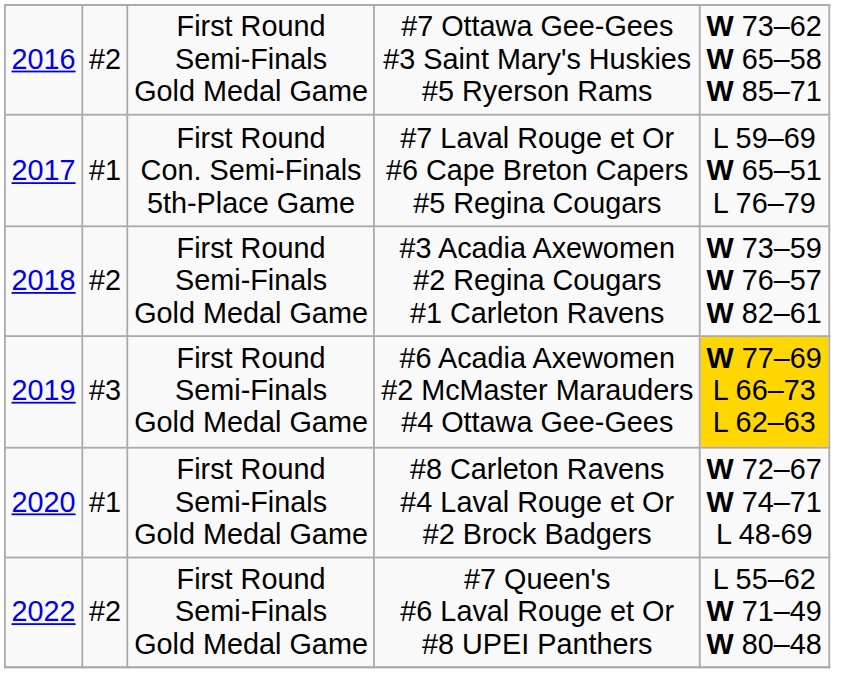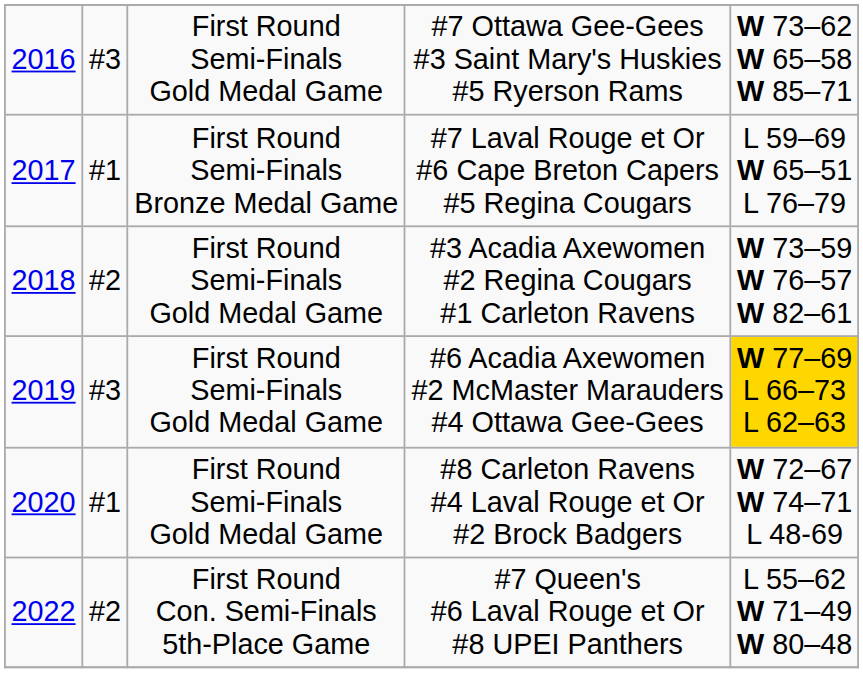(105, 59) #2 -> (105, 59) #3
(251, 170) First Round Con. Semi-Finals 5th-Place Game -> (266, 170) First Round Semi-Finals Bronze Medal Game
(251, 612) First Round Semi-Finals Gold Medal Game -> (266, 612) First Round Con. Semi-Finals 5th-Place Game
